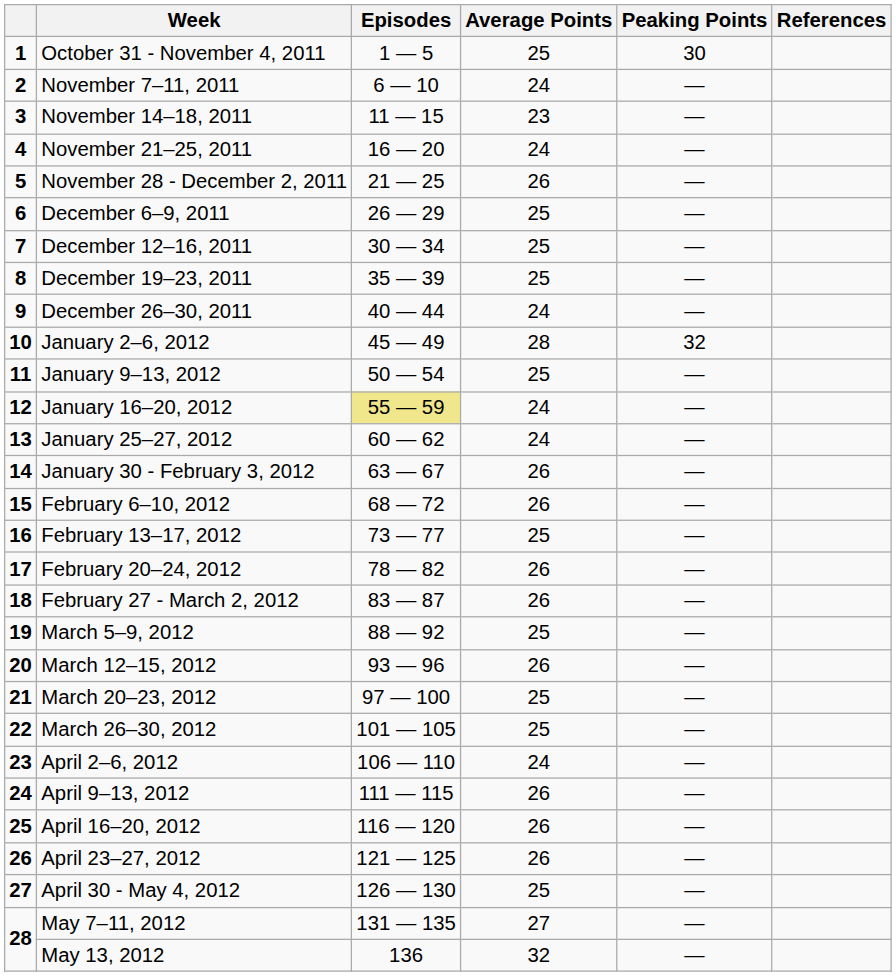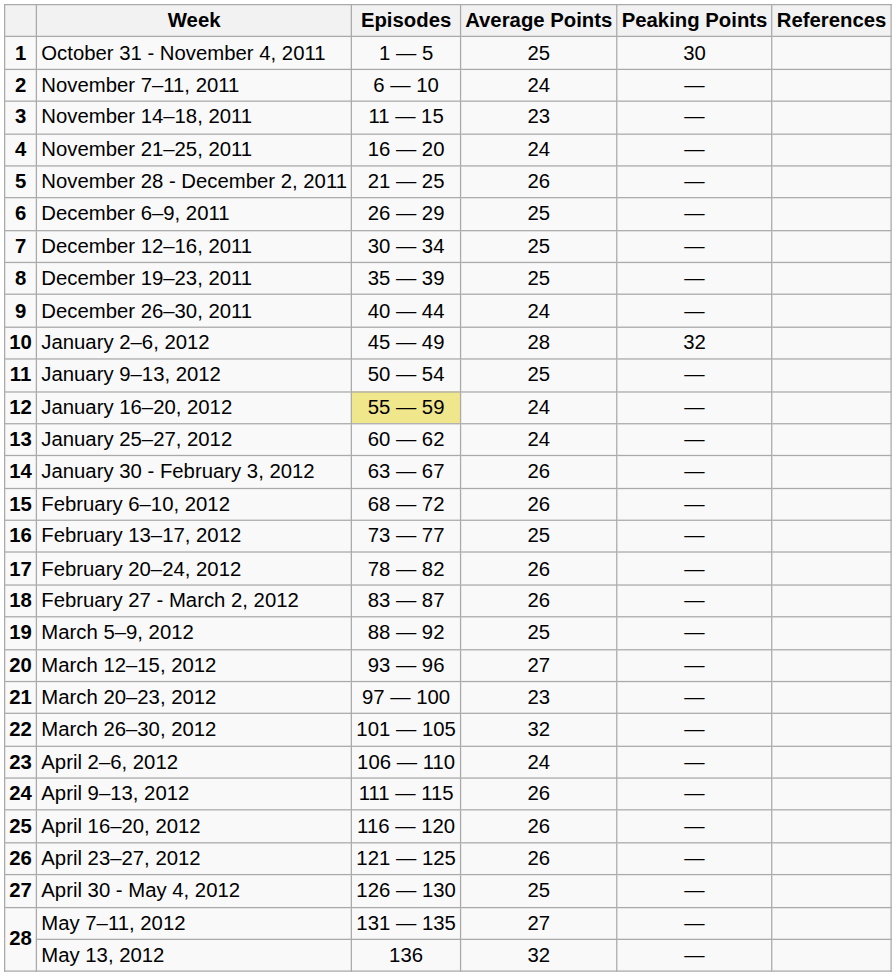(539, 665) 26 -> (539, 665) 27
(539, 697) 25 -> (539, 697) 23
(539, 729) 25 -> (539, 729) 32
